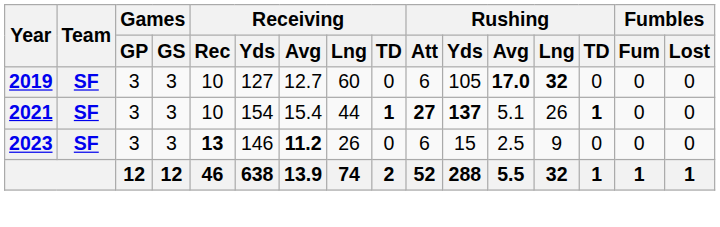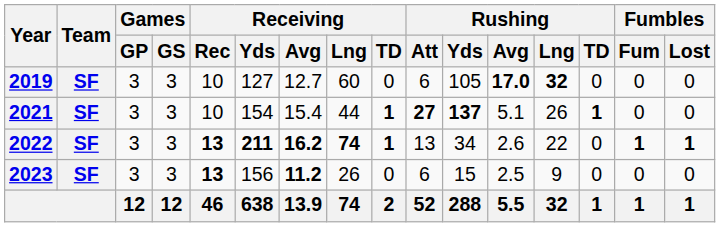+ row: (31, 143)
(257, 143) 146 -> (257, 174) 156
